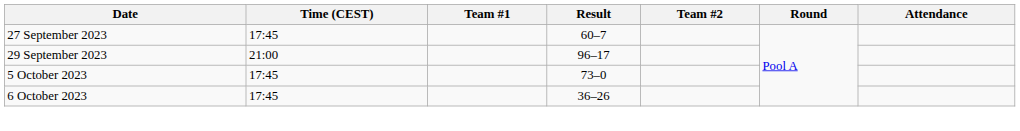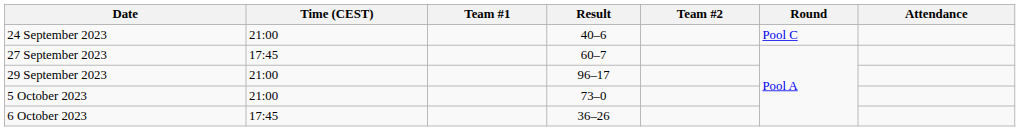+ row: (57, 34)
(264, 75) 17:45 -> (264, 95) 21:00
